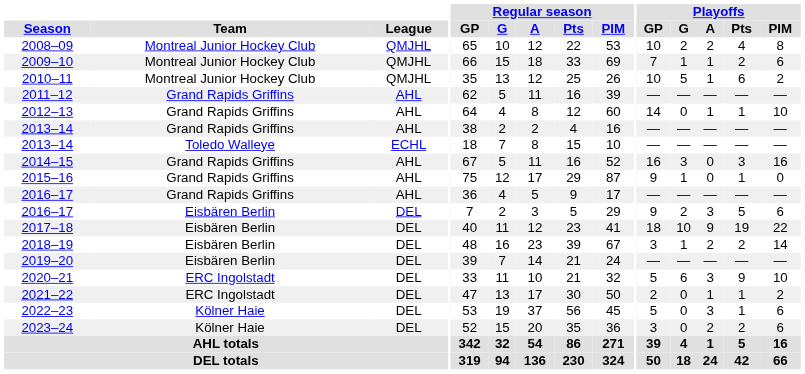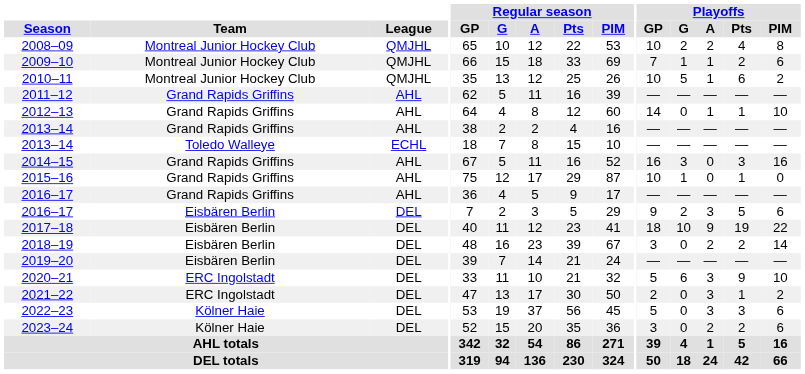(653, 178) 9 -> (653, 178) 10
(684, 244) 1 -> (684, 244) 0
(710, 294) 1 -> (710, 294) 3
(742, 311) 1 -> (742, 311) 3
